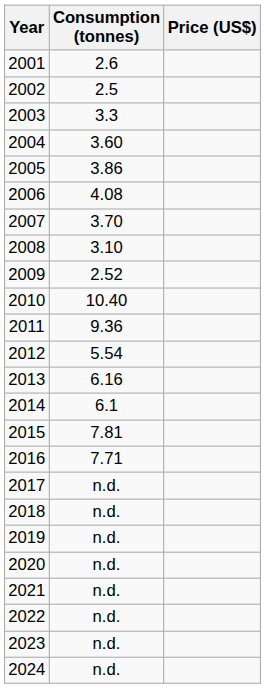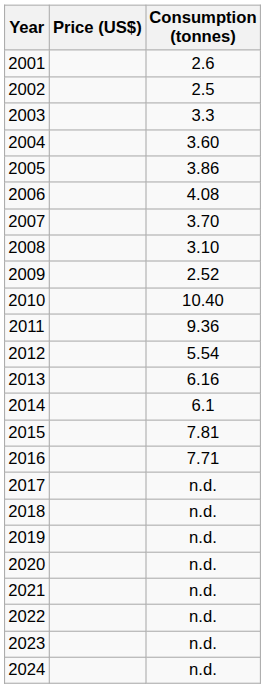columns swapped: (106, 27) <-> (212, 27)
